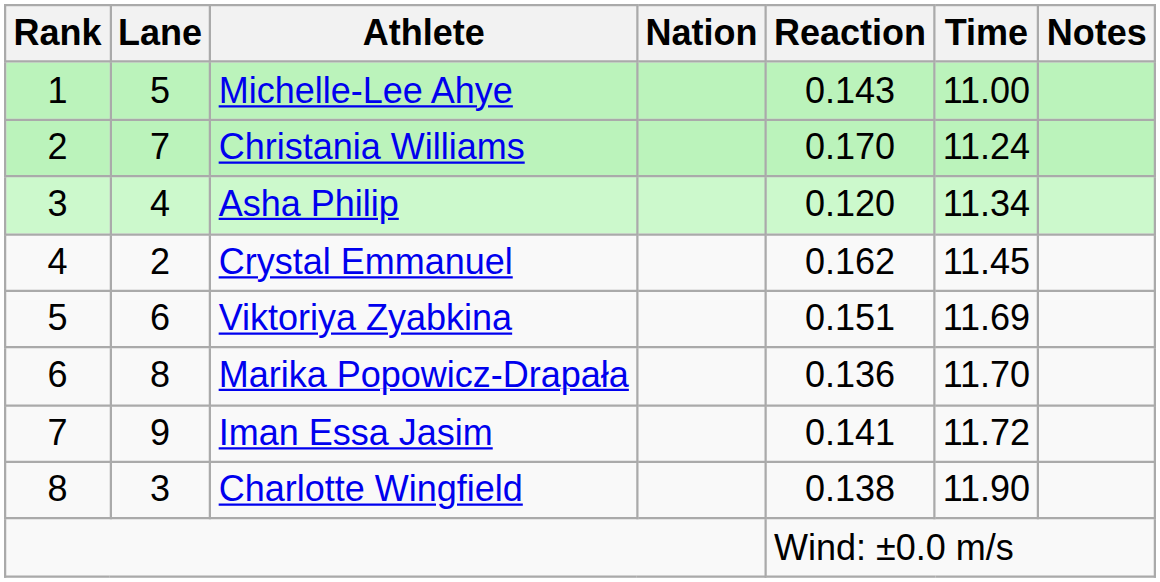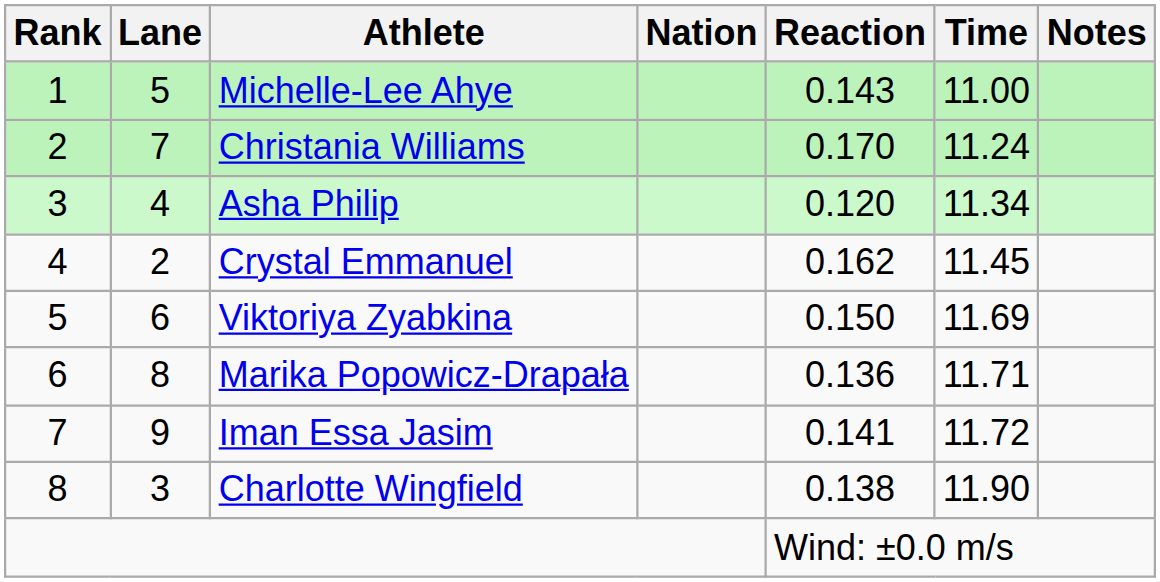(850, 318) 0.151 -> (850, 318) 0.150
(986, 375) 11.70 -> (986, 375) 11.71
